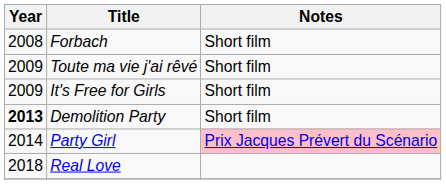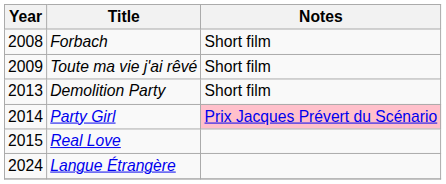- row: (108, 91)
(26, 116) bold -> (26, 91) normal
(26, 166) 2018 -> (26, 141) 2015
+ row: (113, 166)
